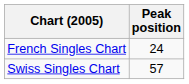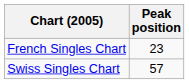(156, 48) 24 -> (156, 48) 23
